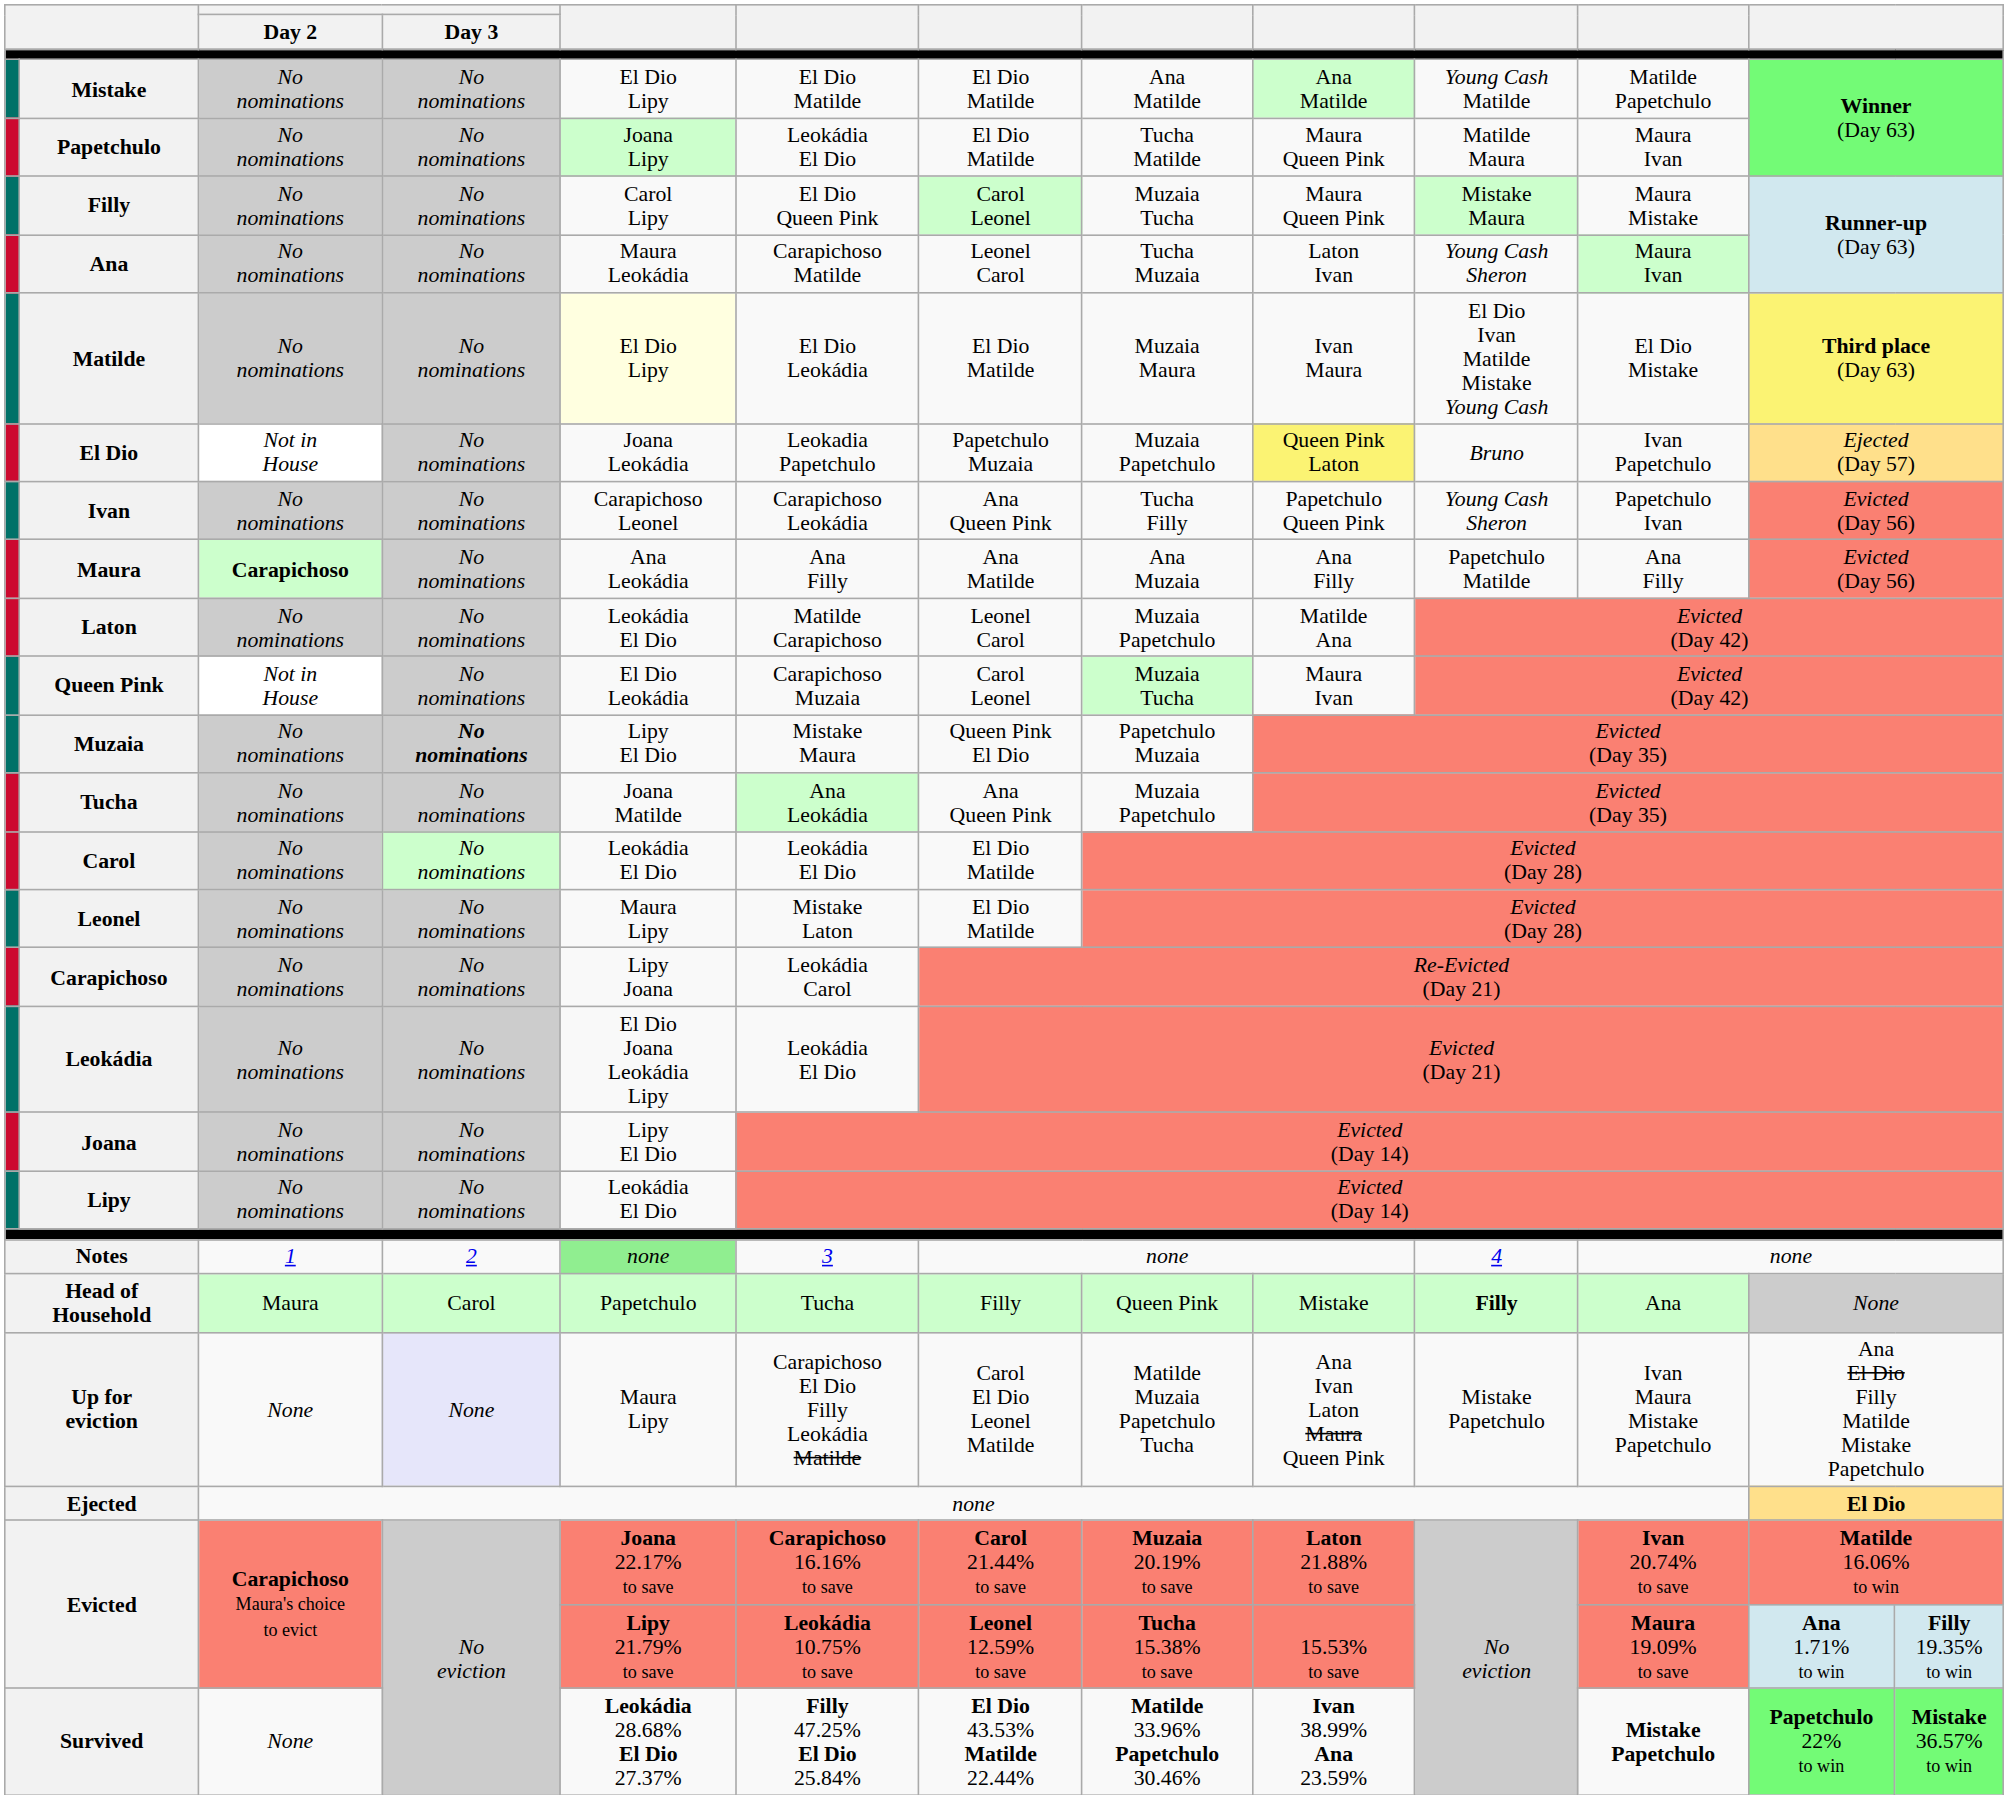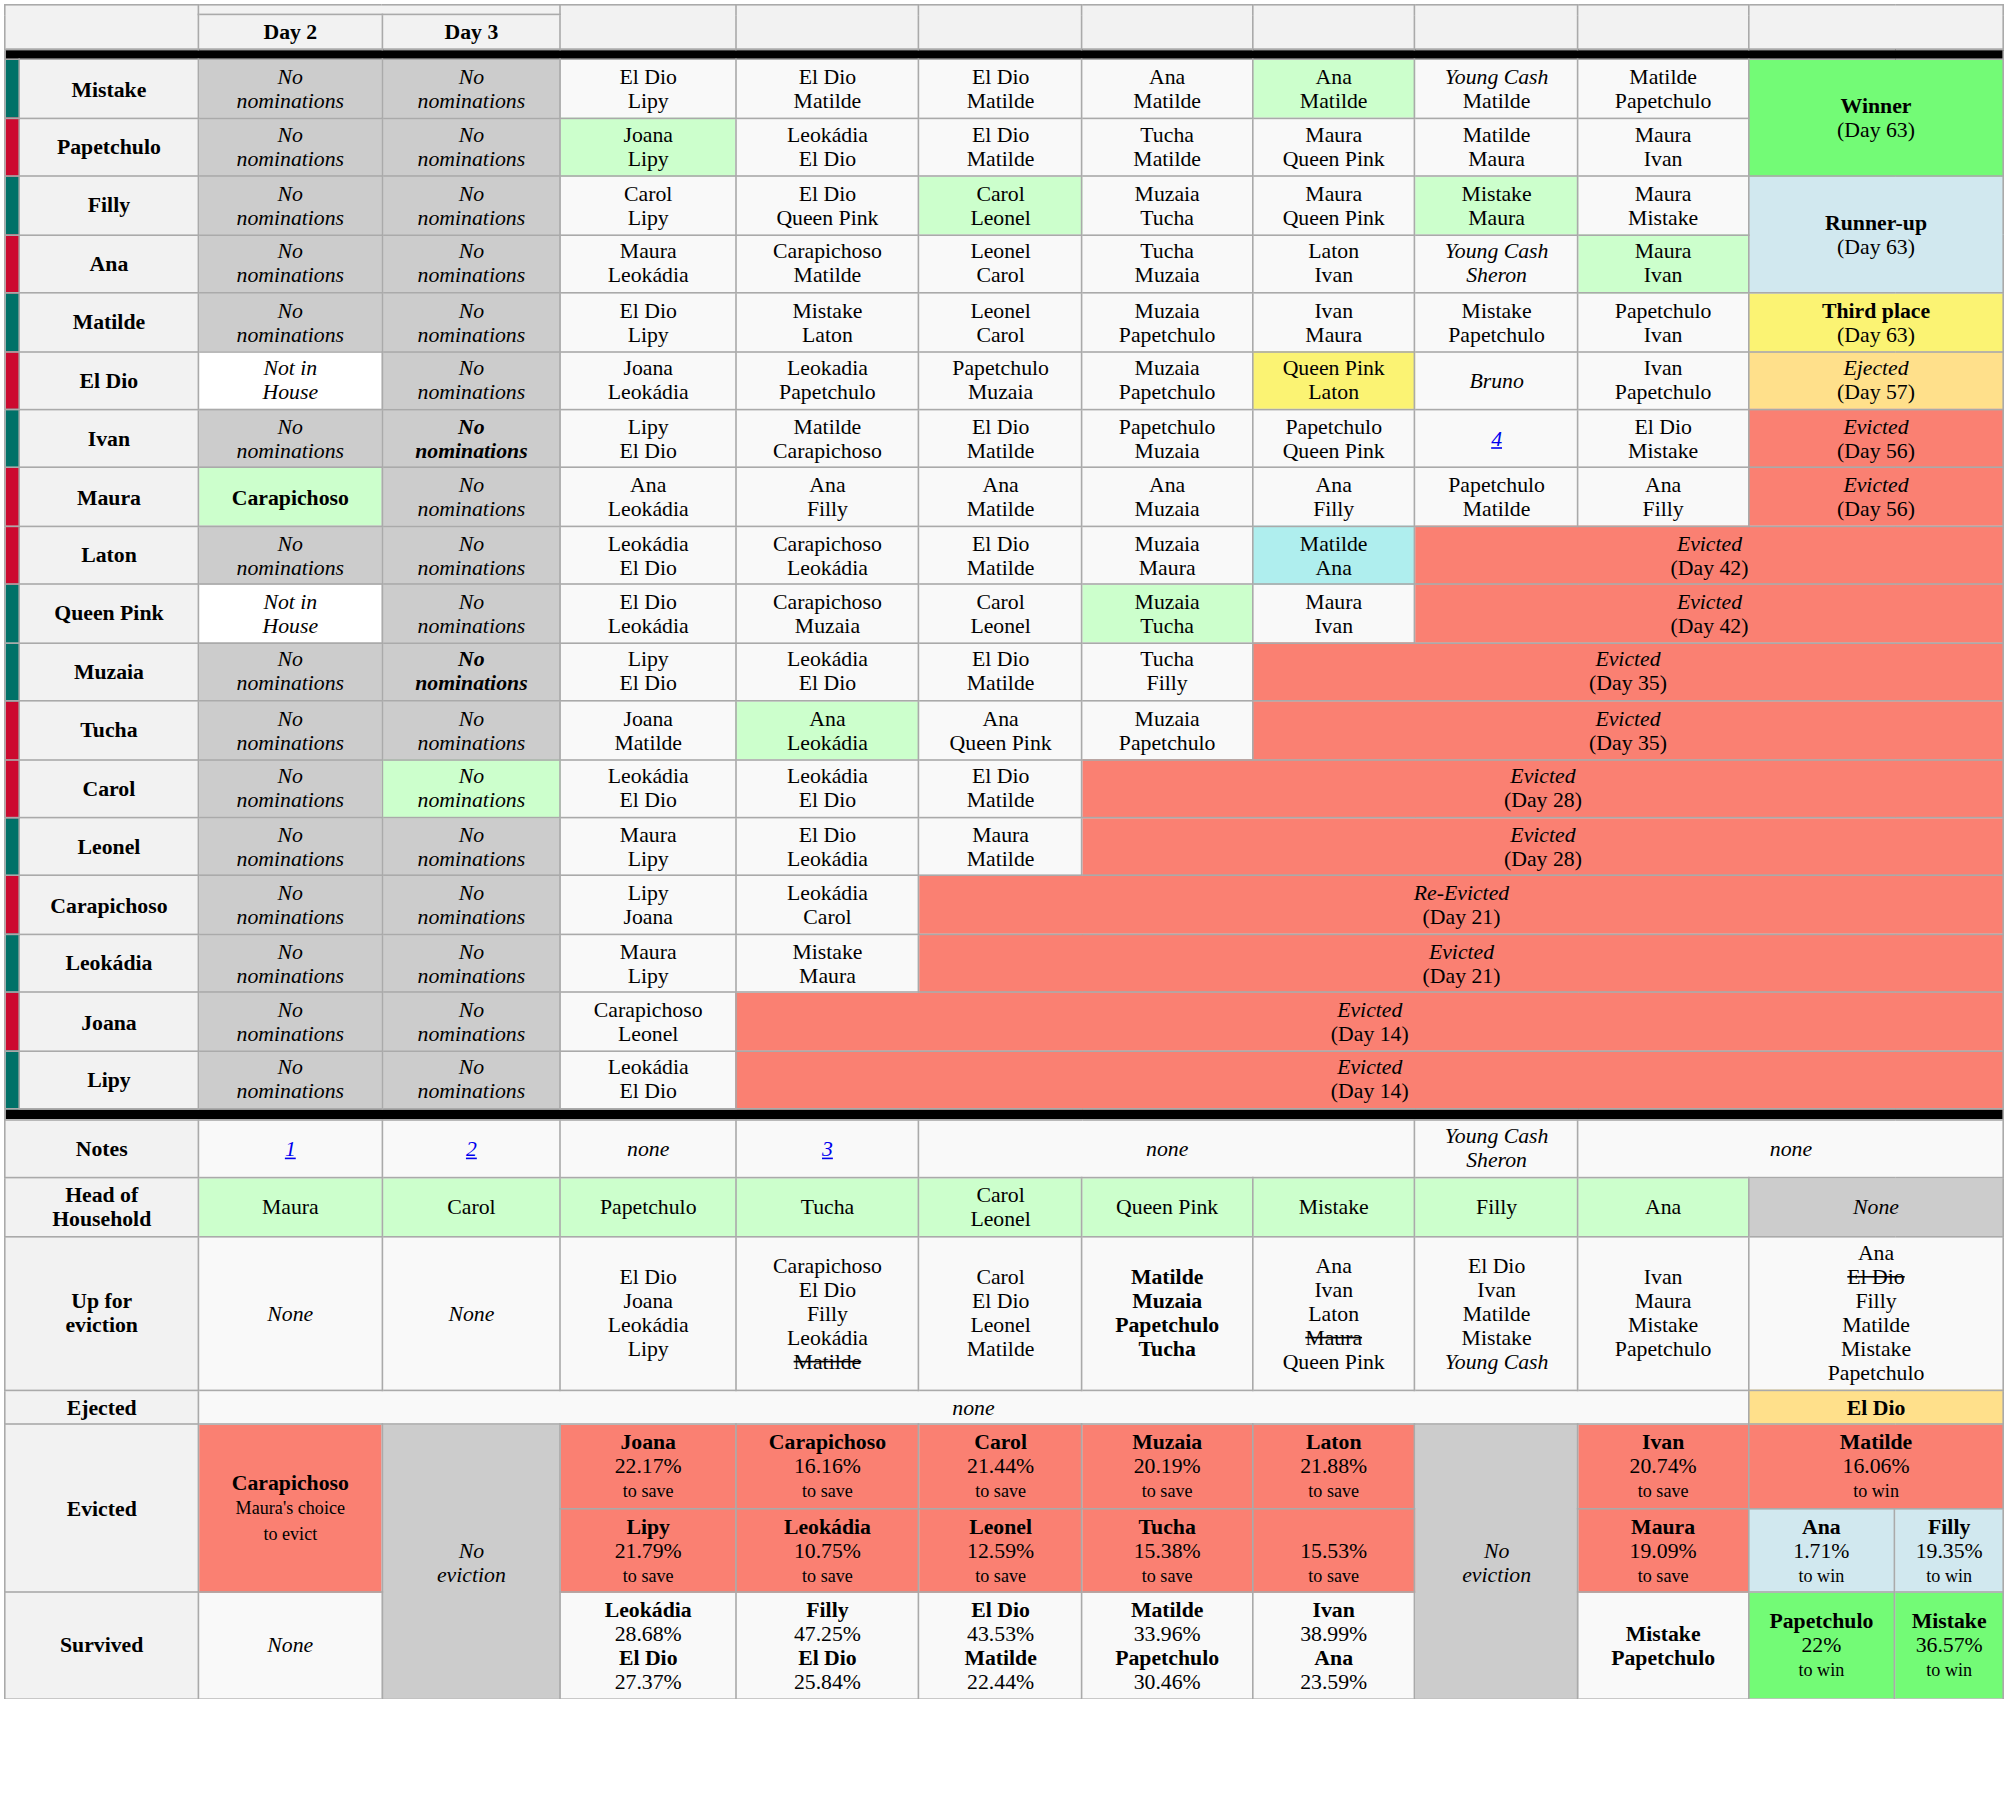(648, 358) lightyellow background -> (648, 322) no background
(827, 358) El Dio Leokádia -> (827, 322) Mistake Laton
(1001, 358) El Dio Matilde -> (1001, 322) Leonel Carol
(1167, 358) Muzaia Maura -> (1167, 322) Muzaia Papetchulo
(1497, 358) El Dio Ivan Matilde Mistake Young Cash -> (1497, 322) Mistake Papetchulo
(1663, 358) El Dio Mistake -> (1663, 322) Papetchulo Ivan
(471, 510) normal -> (471, 438) bold
(648, 510) Carapichoso Leonel -> (648, 438) Lipy El Dio
(827, 510) Carapichoso Leokádia -> (827, 438) Matilde Carapichoso
(1001, 510) Ana Queen Pink -> (1001, 438) El Dio Matilde
(1167, 510) Tucha Filly -> (1167, 438) Papetchulo Muzaia
(1497, 510) Young Cash Sheron -> (1497, 438) 4
(1663, 510) Papetchulo Ivan -> (1663, 438) El Dio Mistake
(827, 627) Matilde Carapichoso -> (827, 555) Carapichoso Leokádia
(1001, 627) Leonel Carol -> (1001, 555) El Dio Matilde
(1167, 627) Muzaia Papetchulo -> (1167, 555) Muzaia Maura
(1334, 627) no background -> (1334, 555) paleturquoise background
(827, 743) Mistake Maura -> (827, 671) Leokádia El Dio
(1001, 743) Queen Pink El Dio -> (1001, 671) El Dio Matilde
(1167, 743) Papetchulo Muzaia -> (1167, 671) Tucha Filly
(827, 918) Mistake Laton -> (827, 846) El Dio Leokádia
(1001, 918) El Dio Matilde -> (1001, 846) Maura Matilde
(648, 1059) El Dio Joana Leokádia Lipy -> (648, 963) Maura Lipy
(827, 1059) Leokádia El Dio -> (827, 963) Mistake Maura
(648, 1141) Lipy El Dio -> (648, 1021) Carapichoso Leonel
(648, 1256) lightgreen background -> (648, 1148) no background
(1497, 1256) 4 -> (1497, 1148) Young Cash Sheron
(1001, 1302) Filly -> (1001, 1206) Carol Leonel
(1497, 1302) bold -> (1497, 1206) normal
(471, 1409) lavender background -> (471, 1313) no background
(648, 1409) Maura Lipy -> (648, 1313) El Dio Joana Leokádia Lipy
(1167, 1409) normal -> (1167, 1313) bold
(1497, 1409) Mistake Papetchulo -> (1497, 1313) El Dio Ivan Matilde Mistake Young Cash
